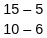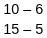rows swapped: (23, 9) <-> (23, 29)
